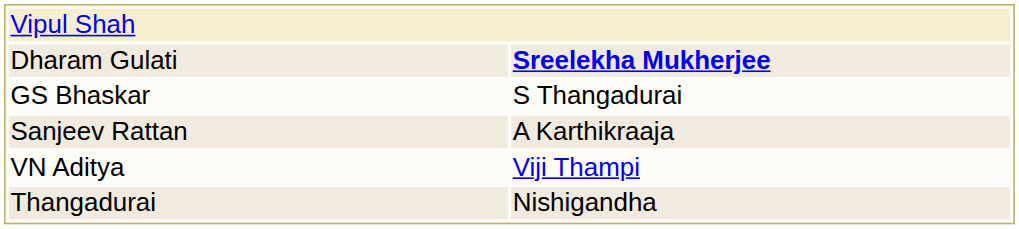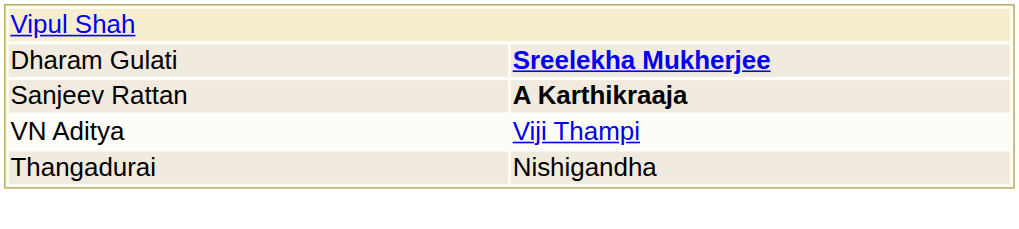- row: (80, 96)
(593, 131) normal -> (600, 96) bold
